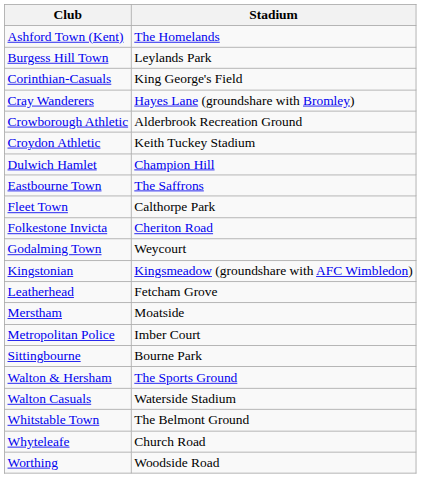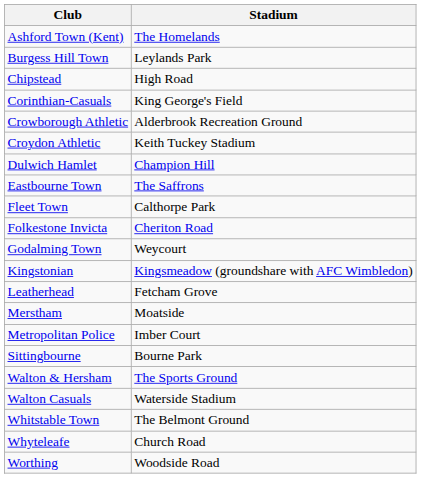+ row: (34, 79)
- row: (51, 100)
